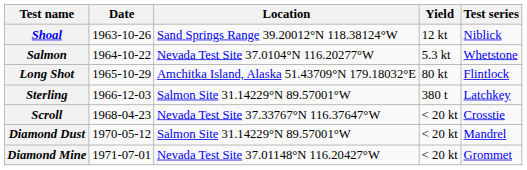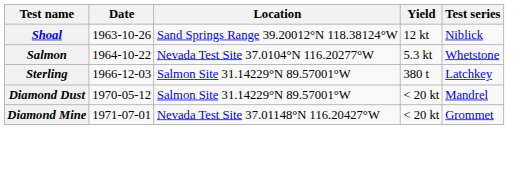- row: (47, 74)
- row: (47, 114)
